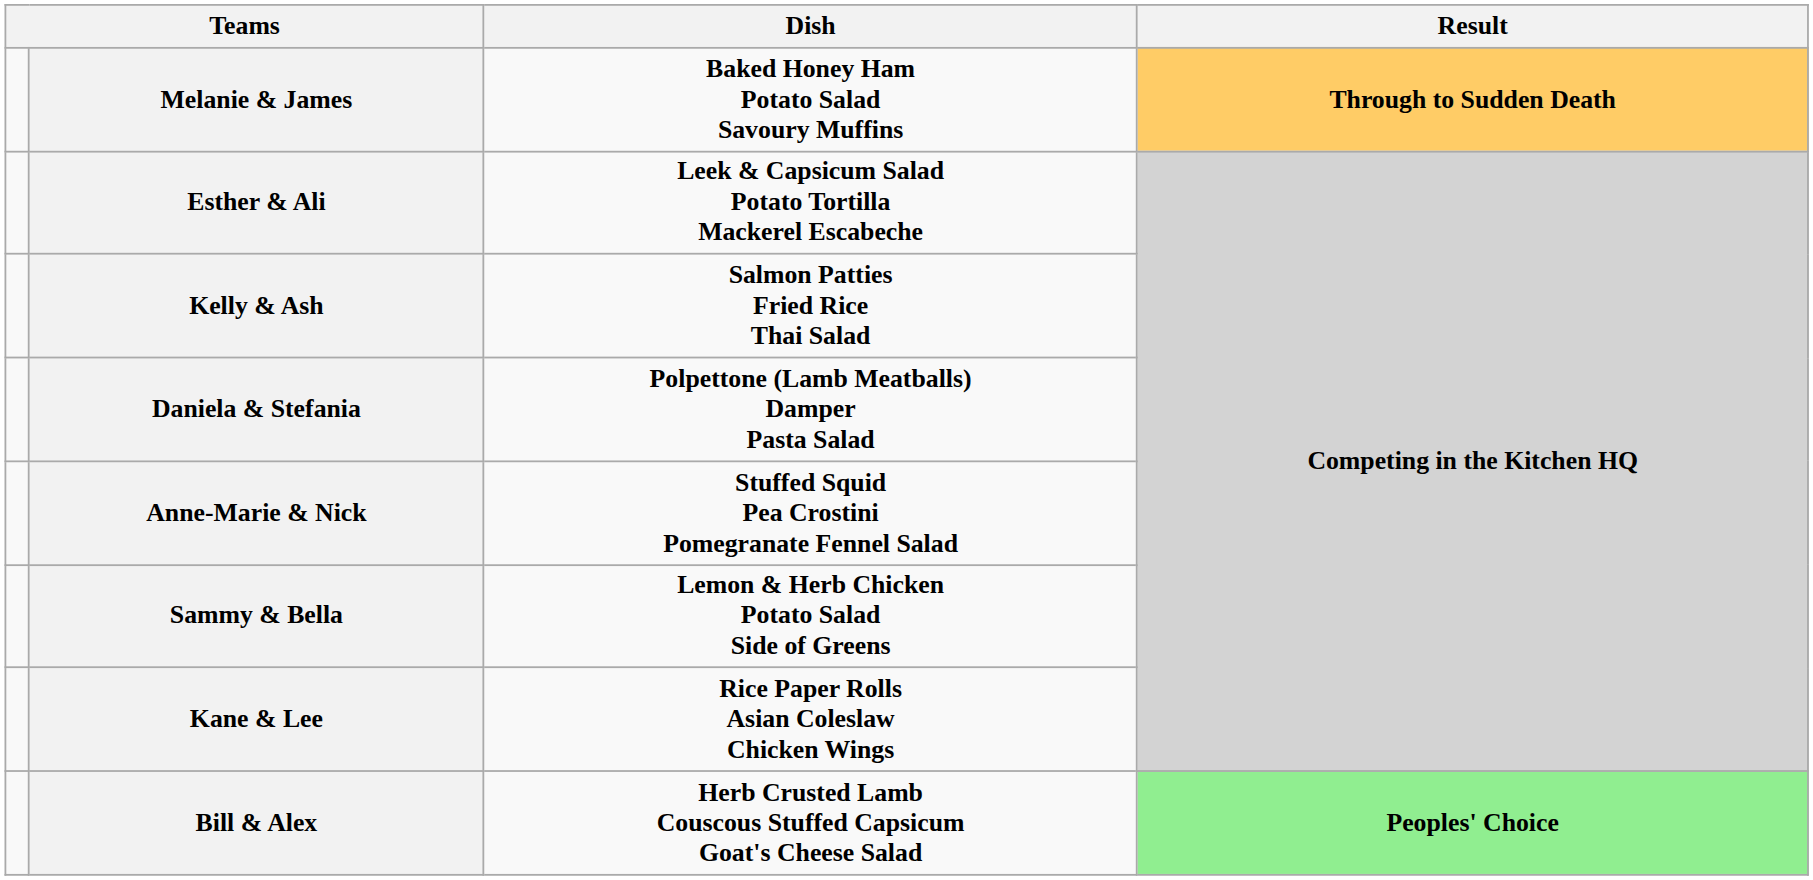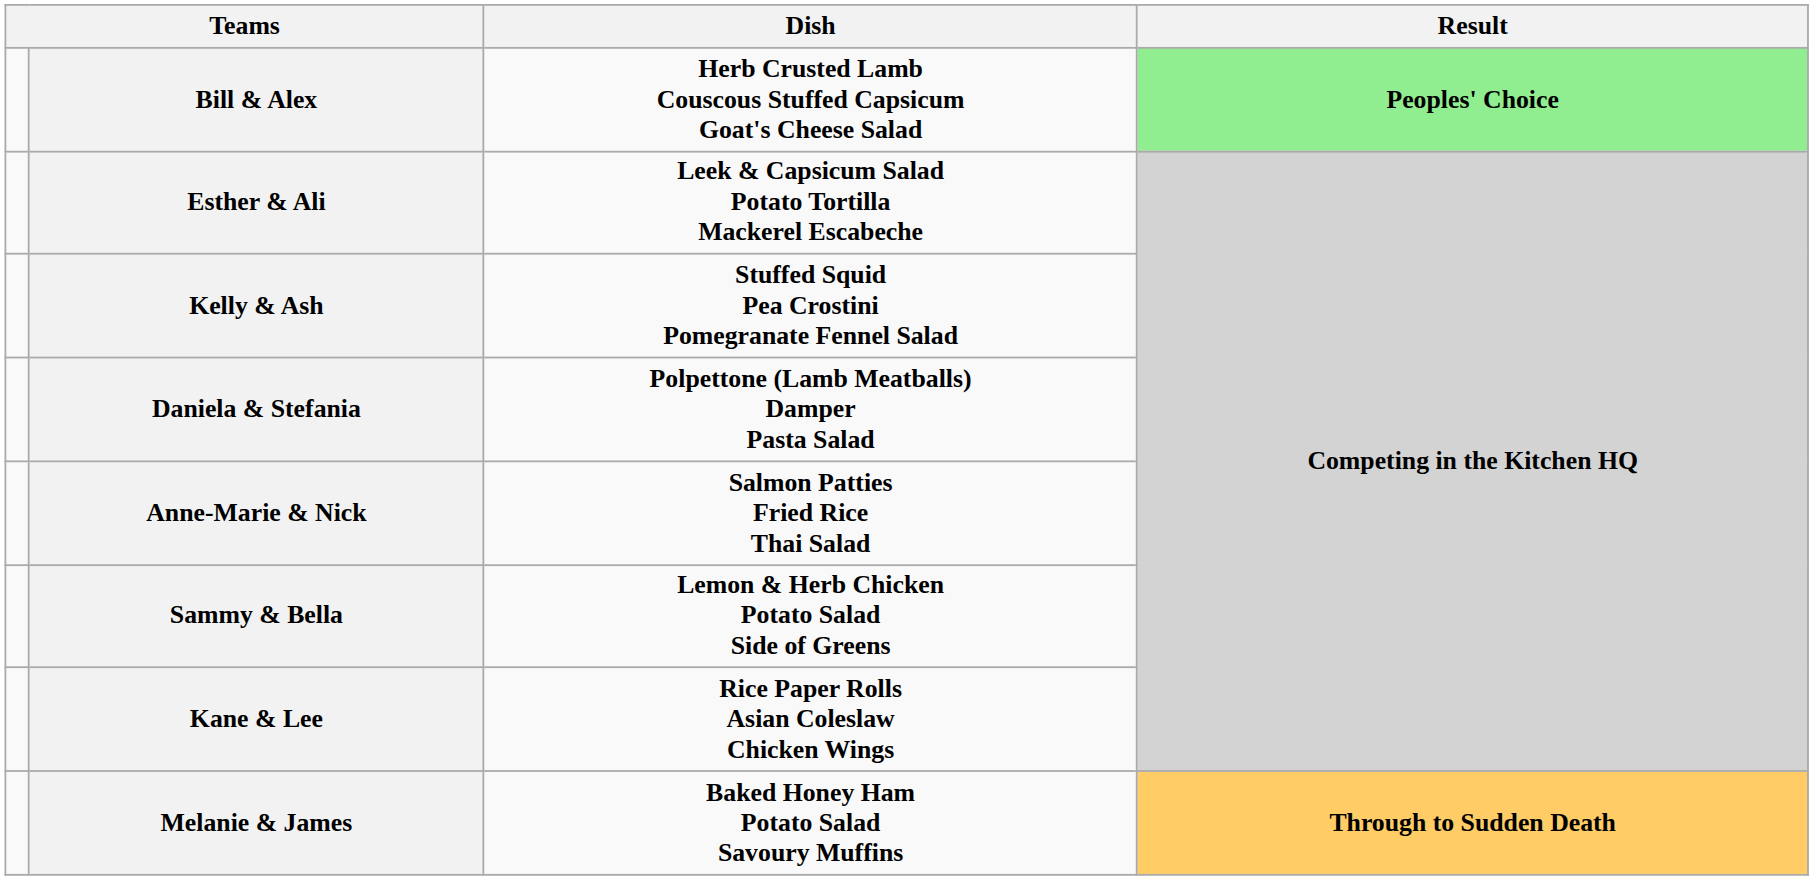rows swapped: (256, 822) <-> (256, 99)
(811, 305) Salmon Patties Fried Rice Thai Salad -> (811, 305) Stuffed Squid Pea Crostini Pomegranate Fennel Salad
(811, 512) Stuffed Squid Pea Crostini Pomegranate Fennel Salad -> (811, 512) Salmon Patties Fried Rice Thai Salad
